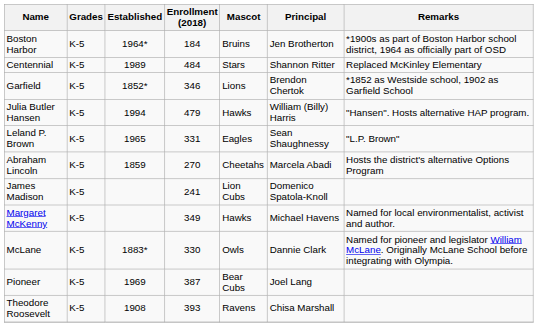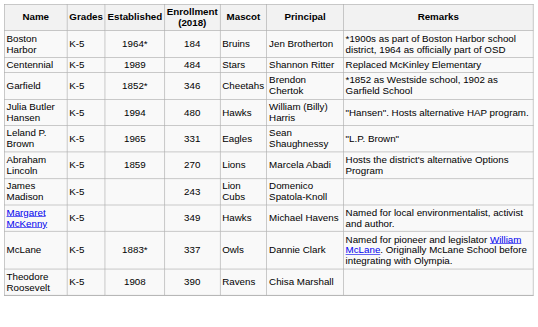(234, 86) Lions -> (243, 86) Cheetahs
(192, 112) 479 -> (192, 112) 480
(243, 165) Cheetahs -> (234, 165) Lions
(192, 191) 241 -> (192, 191) 243
(192, 250) 330 -> (192, 250) 337
- row: (23, 282)
(192, 308) 393 -> (192, 282) 390
